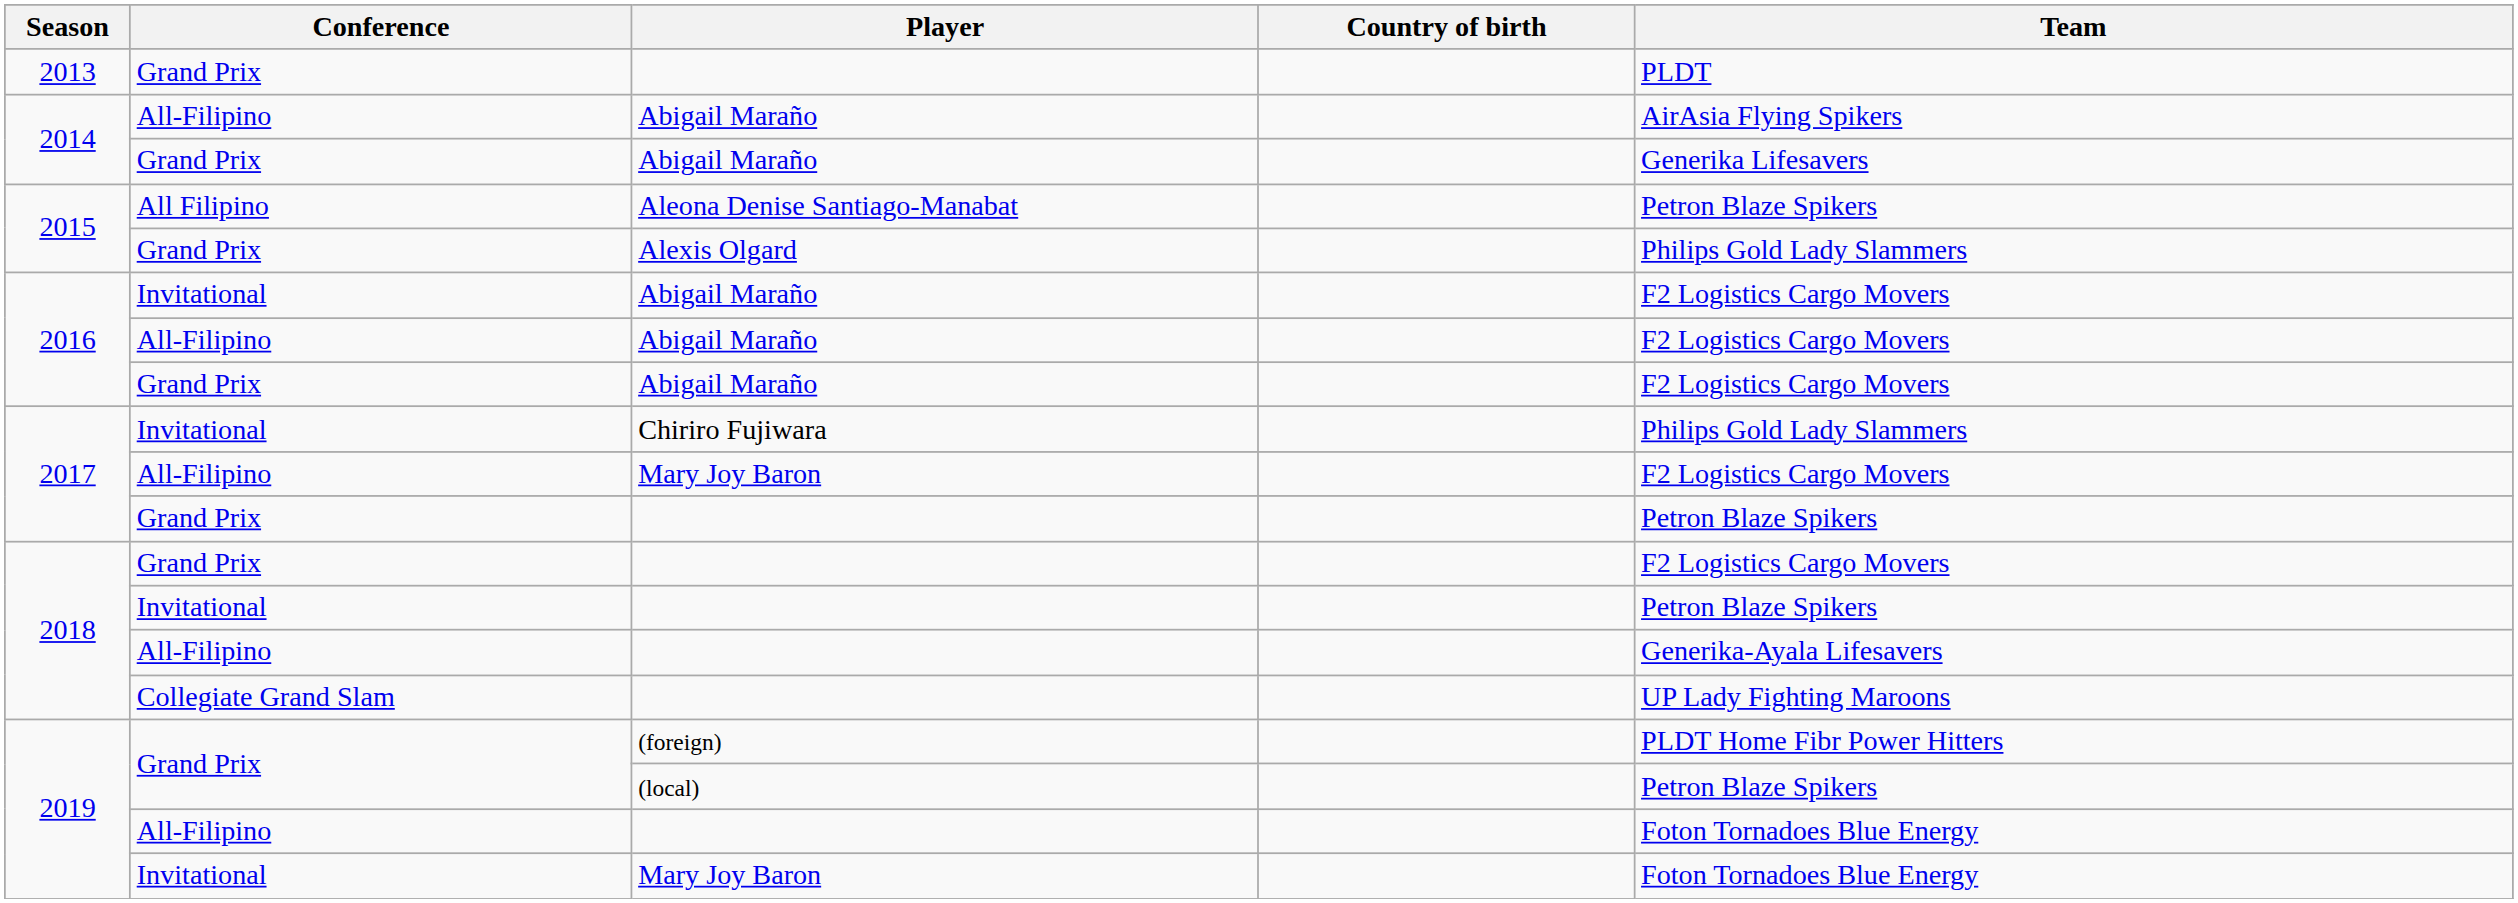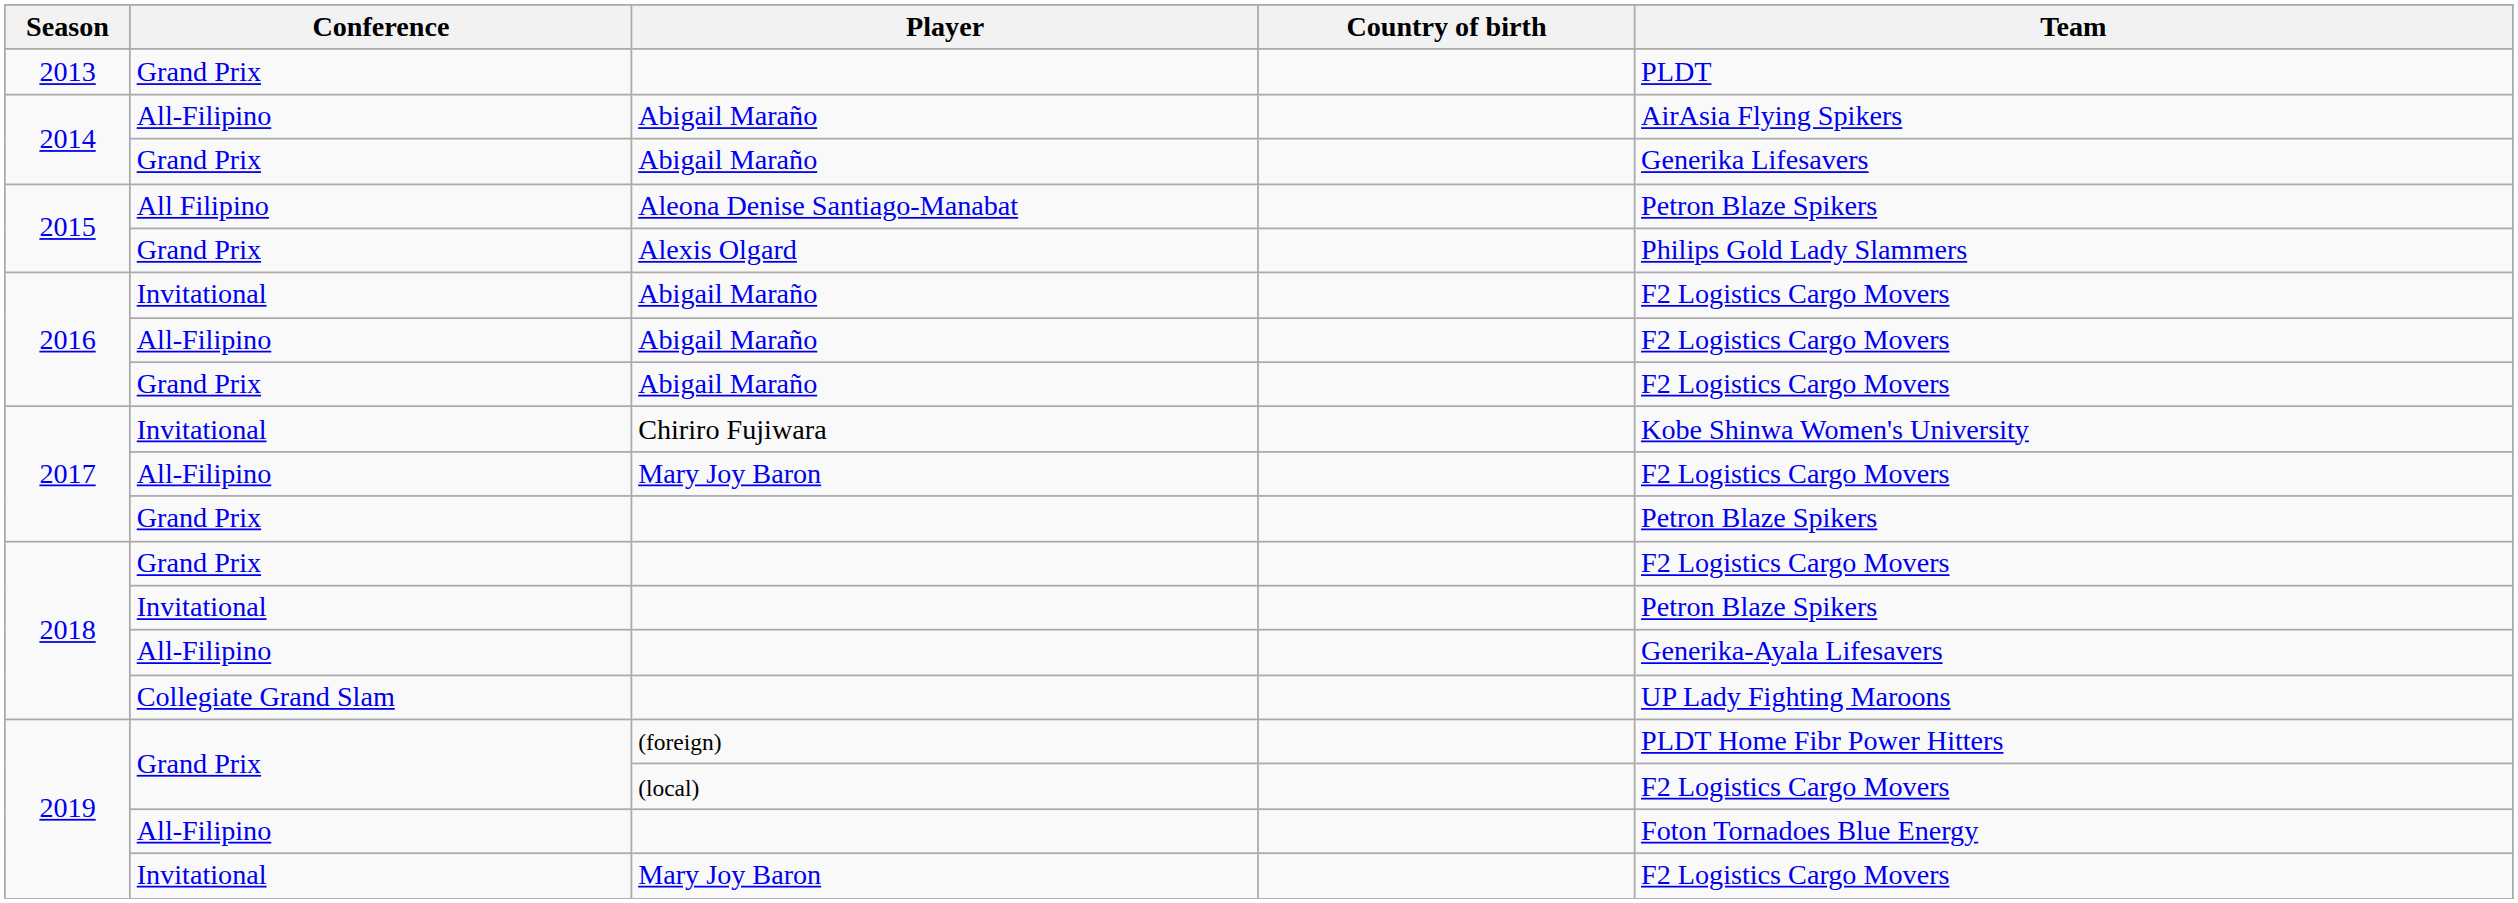(1804, 428) Philips Gold Lady Slammers -> (1835, 428) Kobe Shinwa Women's University
(1759, 786) Petron Blaze Spikers -> (1795, 786) F2 Logistics Cargo Movers
(1810, 875) Foton Tornadoes Blue Energy -> (1795, 875) F2 Logistics Cargo Movers
